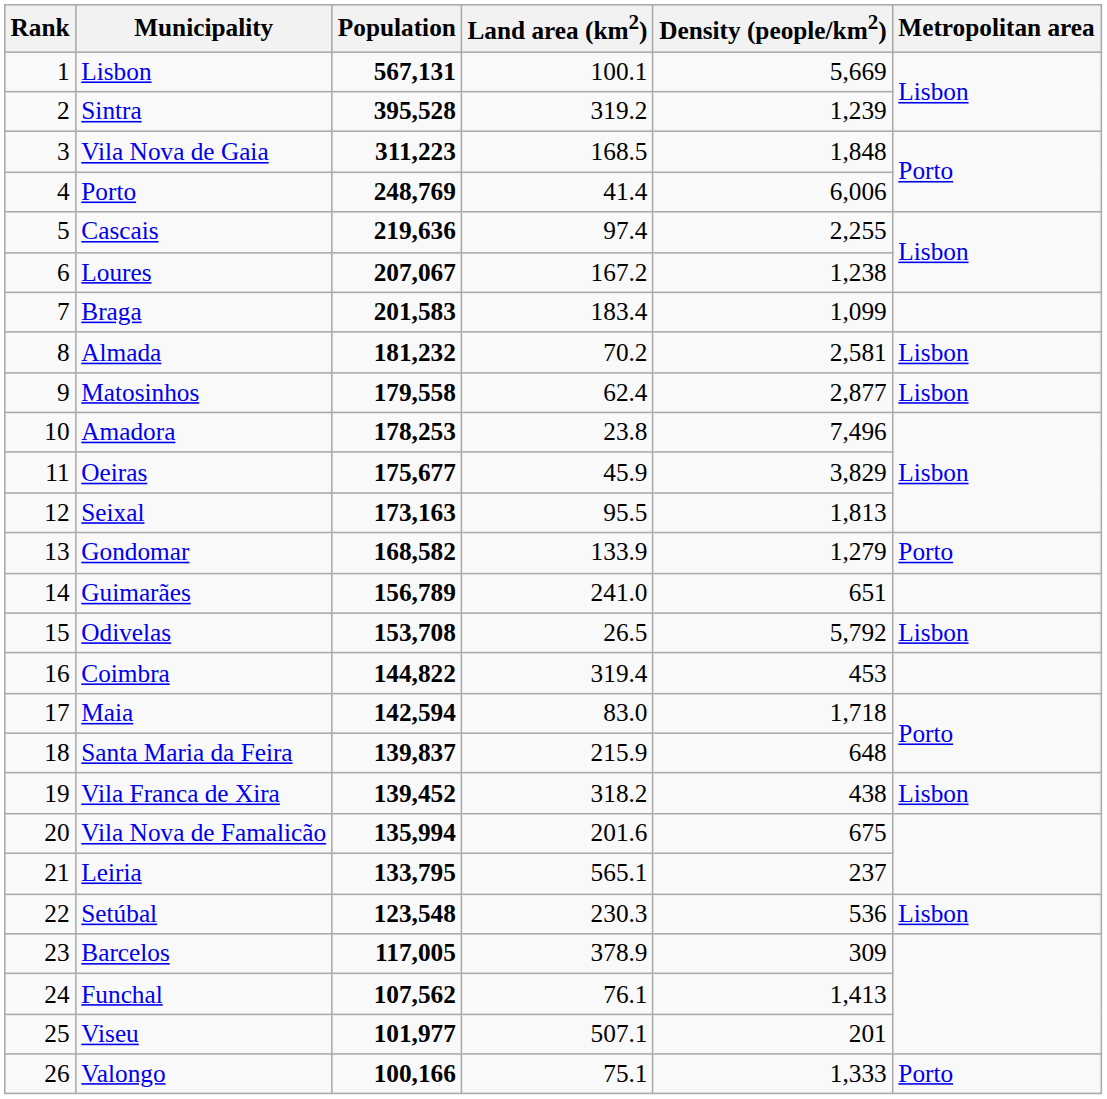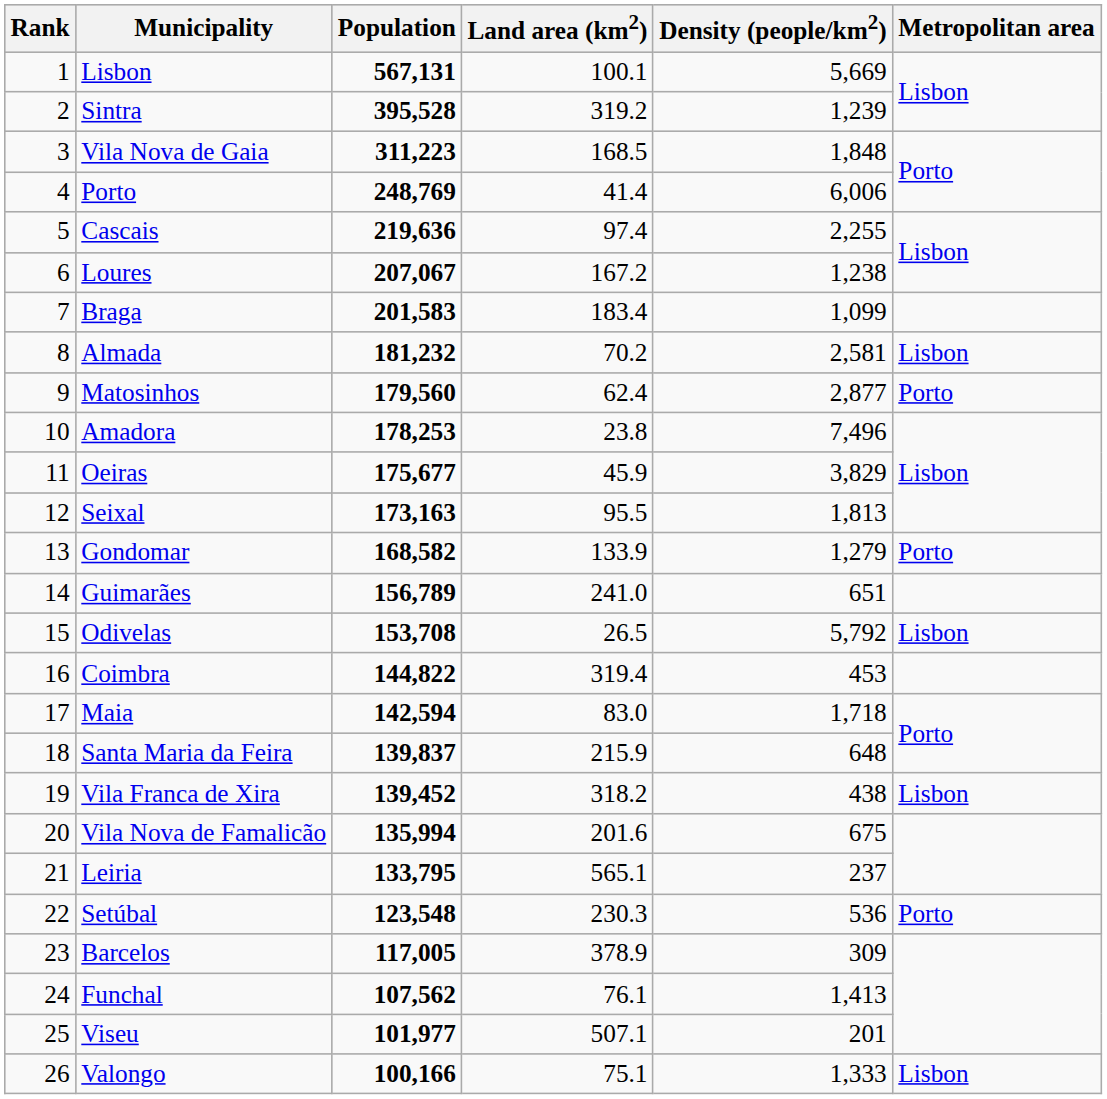(415, 392) 179,558 -> (415, 392) 179,560
(933, 392) Lisbon -> (926, 392) Porto
(933, 913) Lisbon -> (926, 913) Porto
(926, 1073) Porto -> (933, 1073) Lisbon
